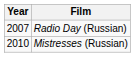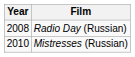(18, 28) 2007 -> (18, 28) 2008
